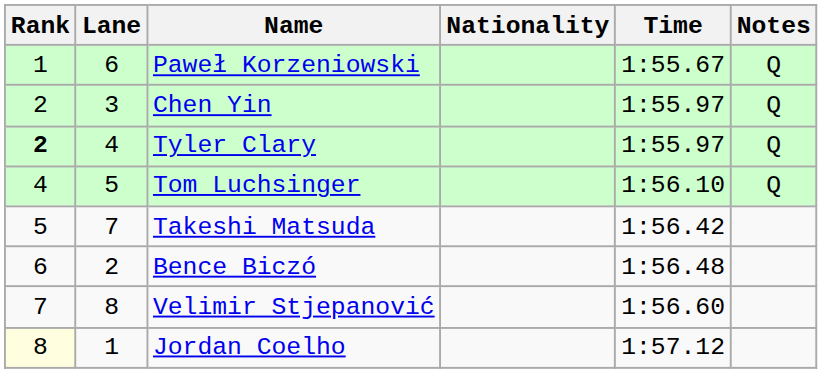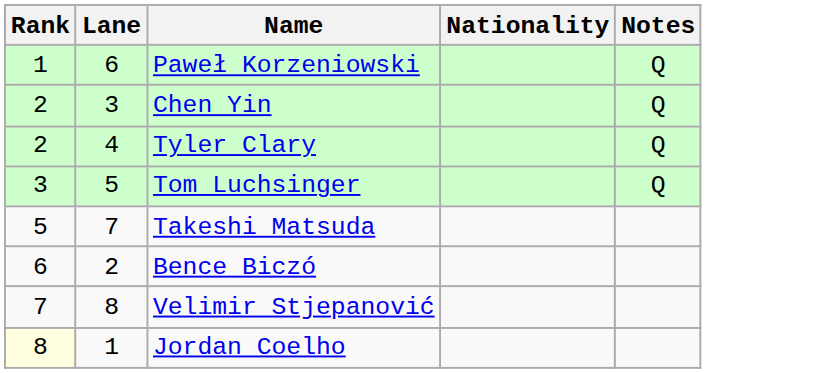- column: (673, 25)
(40, 146) bold -> (40, 146) normal
(40, 186) 4 -> (40, 186) 3
